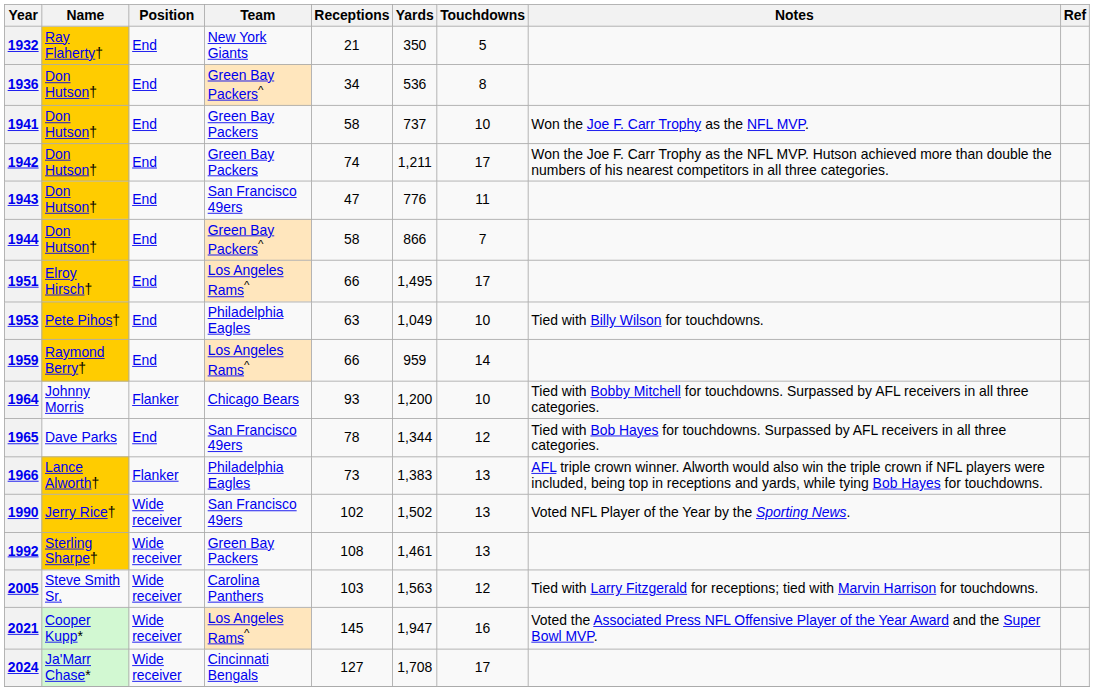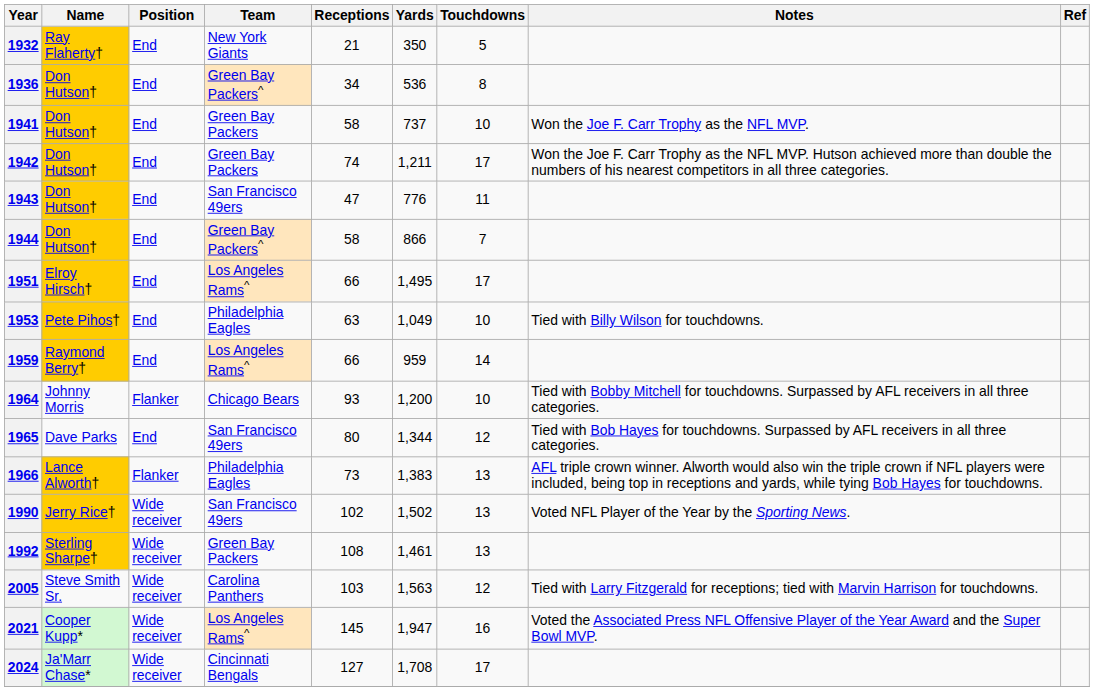(352, 437) 78 -> (352, 437) 80
